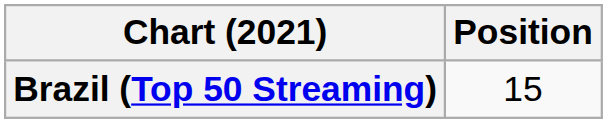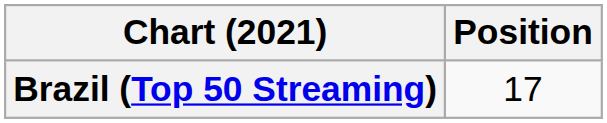(523, 88) 15 -> (523, 88) 17
